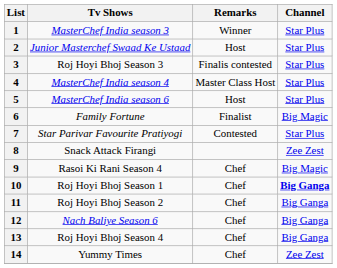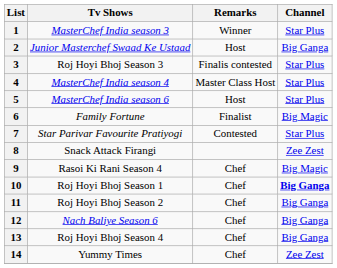(305, 47) Star Plus -> (305, 47) Big Ganga
